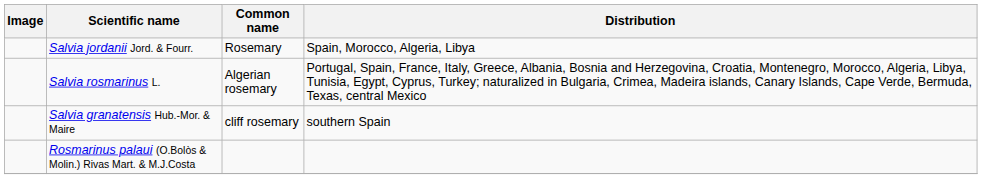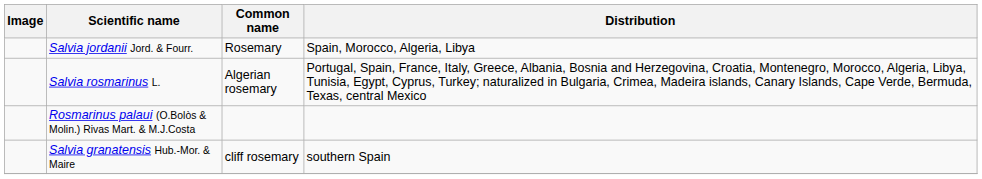rows swapped: (128, 156) <-> (130, 122)
